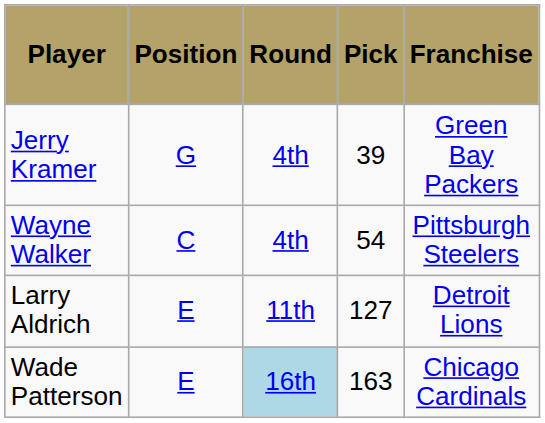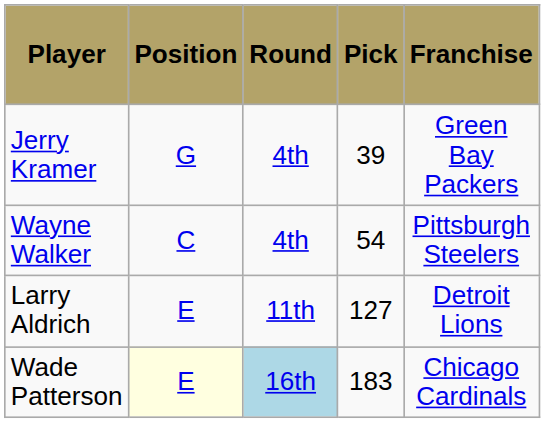(186, 381) no background -> (186, 381) lightyellow background
(371, 381) 163 -> (371, 381) 183
